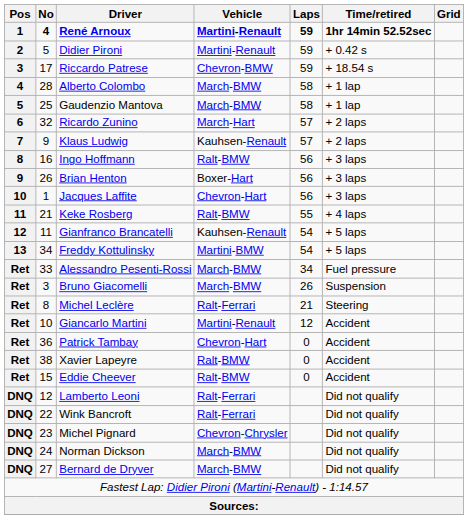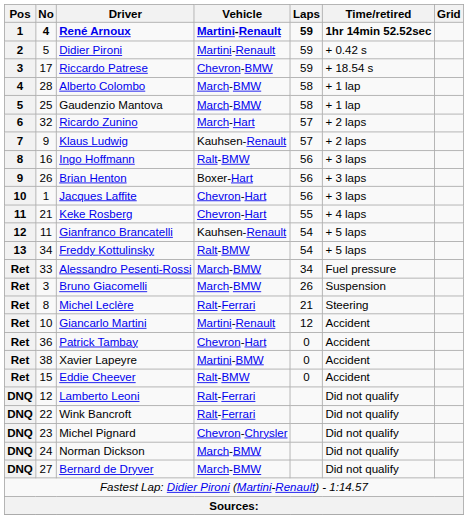(223, 214) Ralt-BMW -> (232, 214) Chevron-Hart
(230, 250) Martini-BMW -> (223, 250) Ralt-BMW
(223, 359) Ralt-BMW -> (230, 359) Martini-BMW
